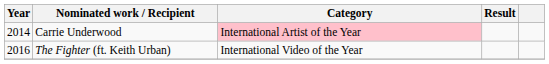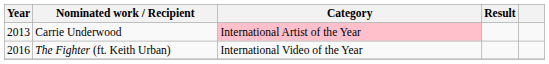(19, 31) 2014 -> (19, 31) 2013
